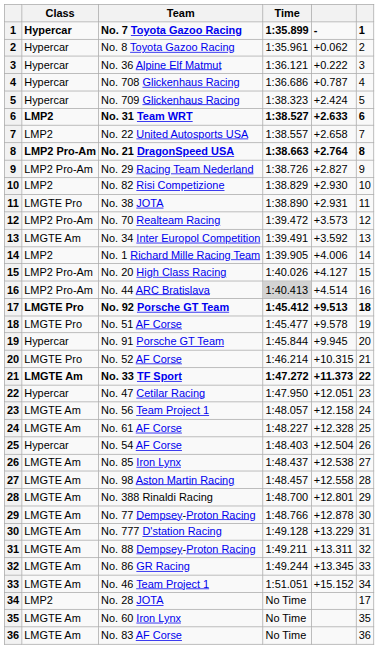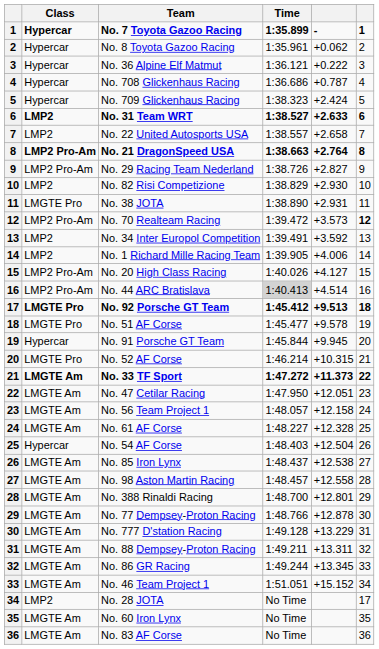(365, 221) normal -> (365, 221) bold
(53, 238) LMGTE Am -> (39, 238) LMP2
(46, 394) Hypercar -> (53, 394) LMGTE Am
